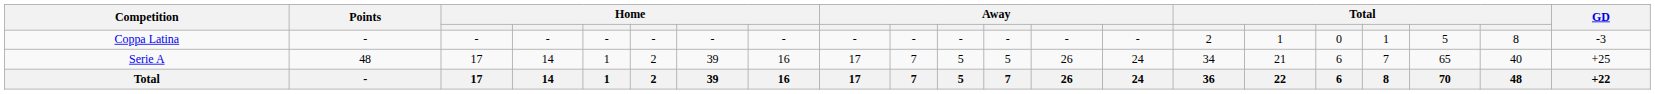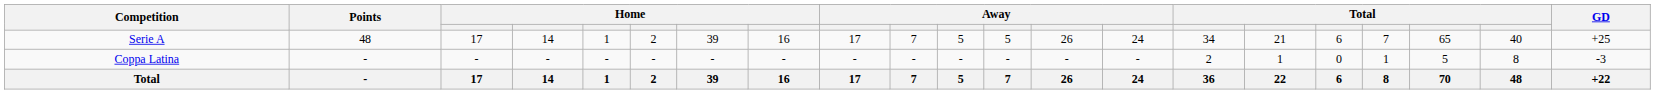rows swapped: (147, 59) <-> (147, 39)
